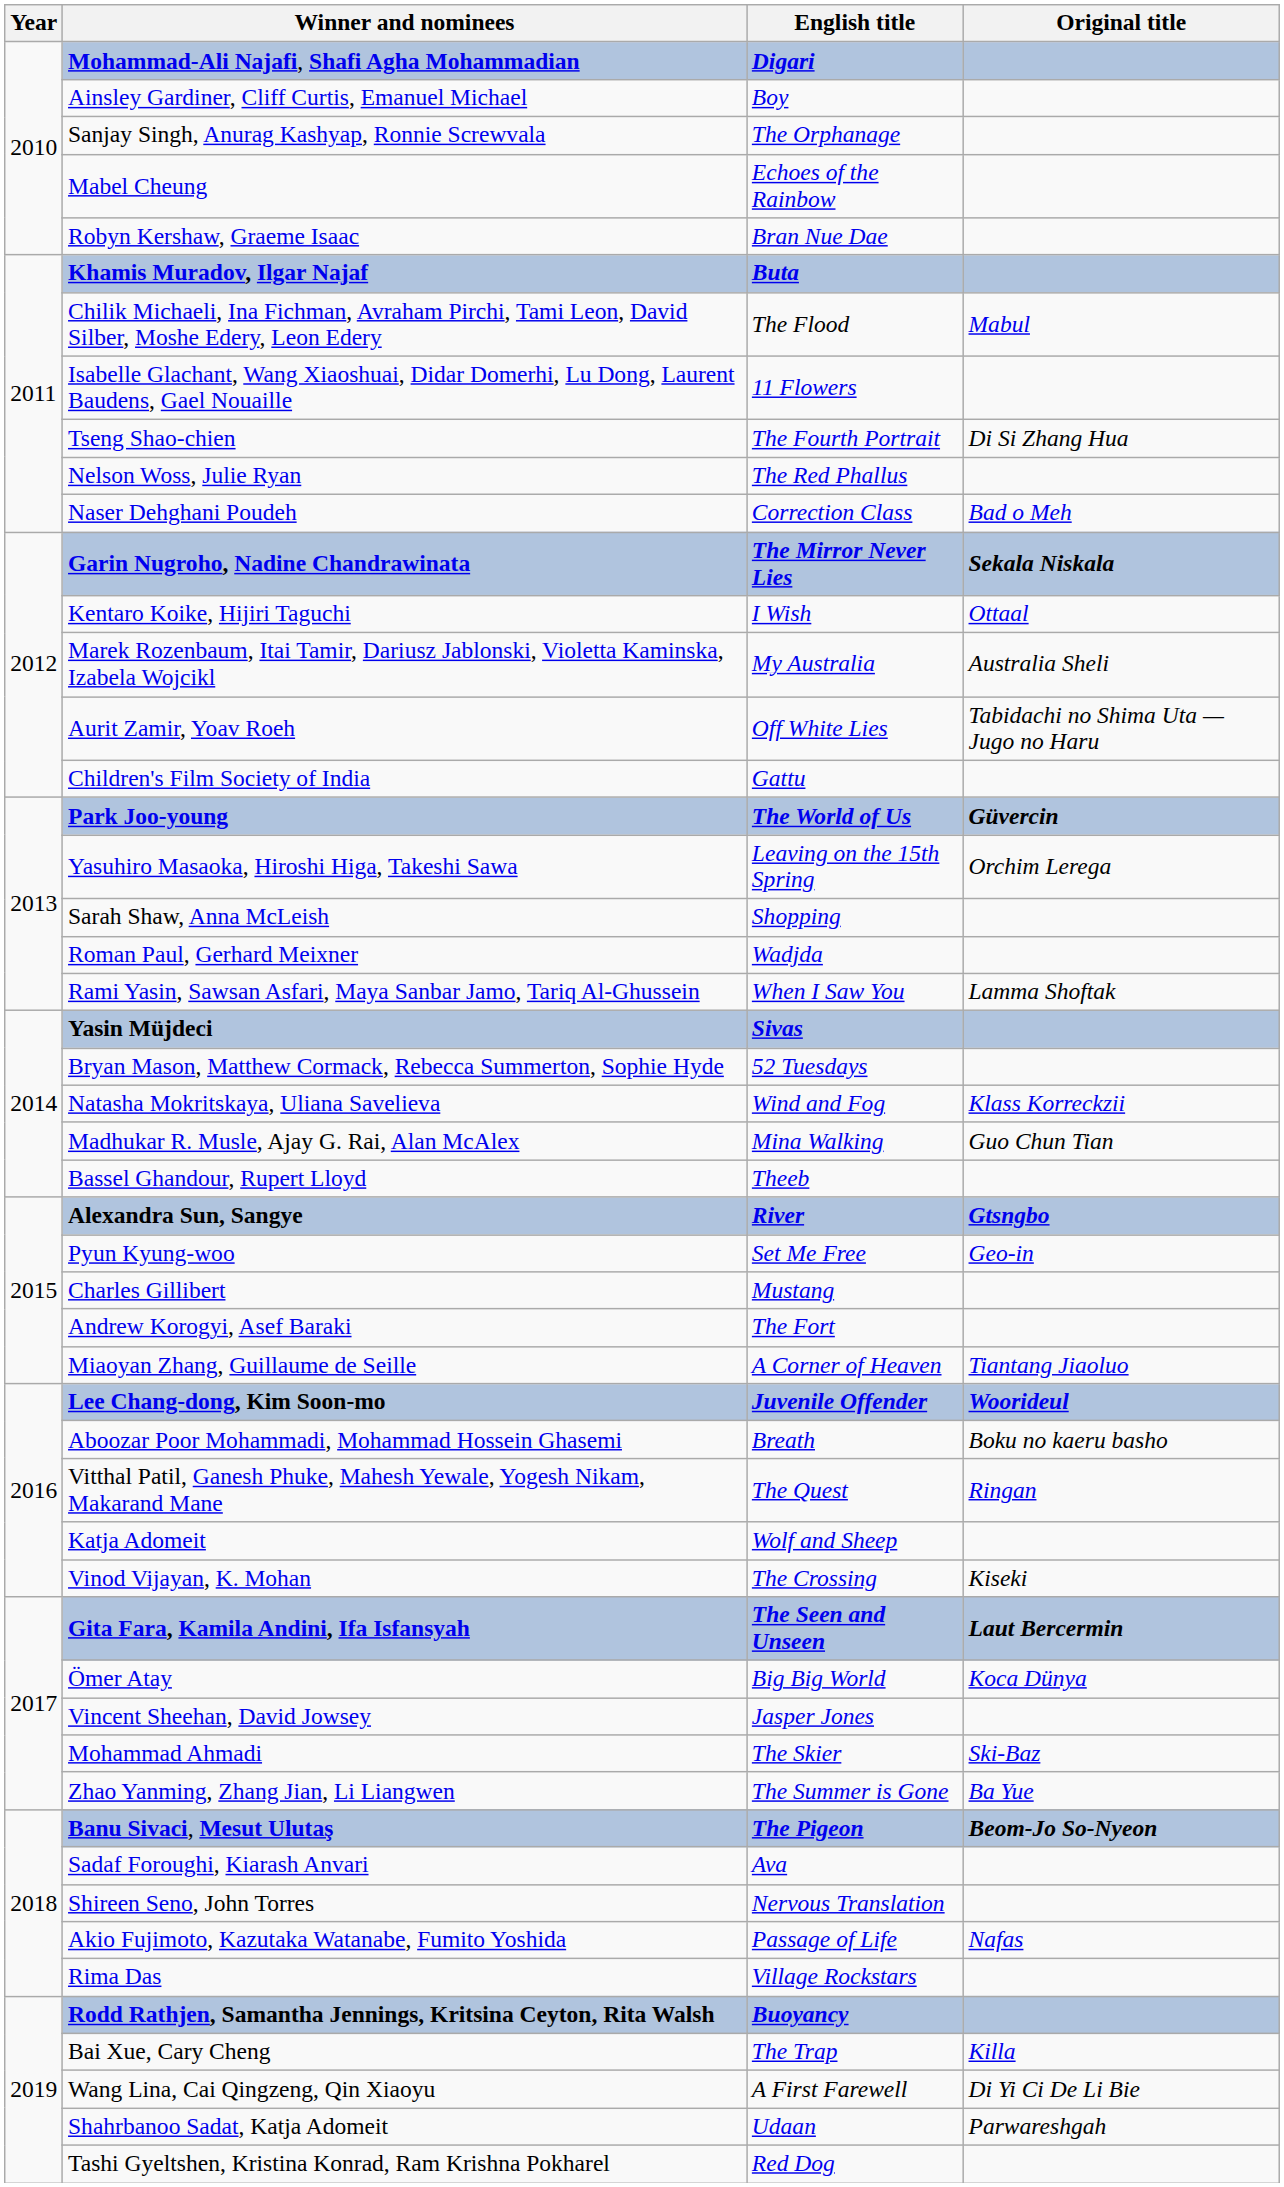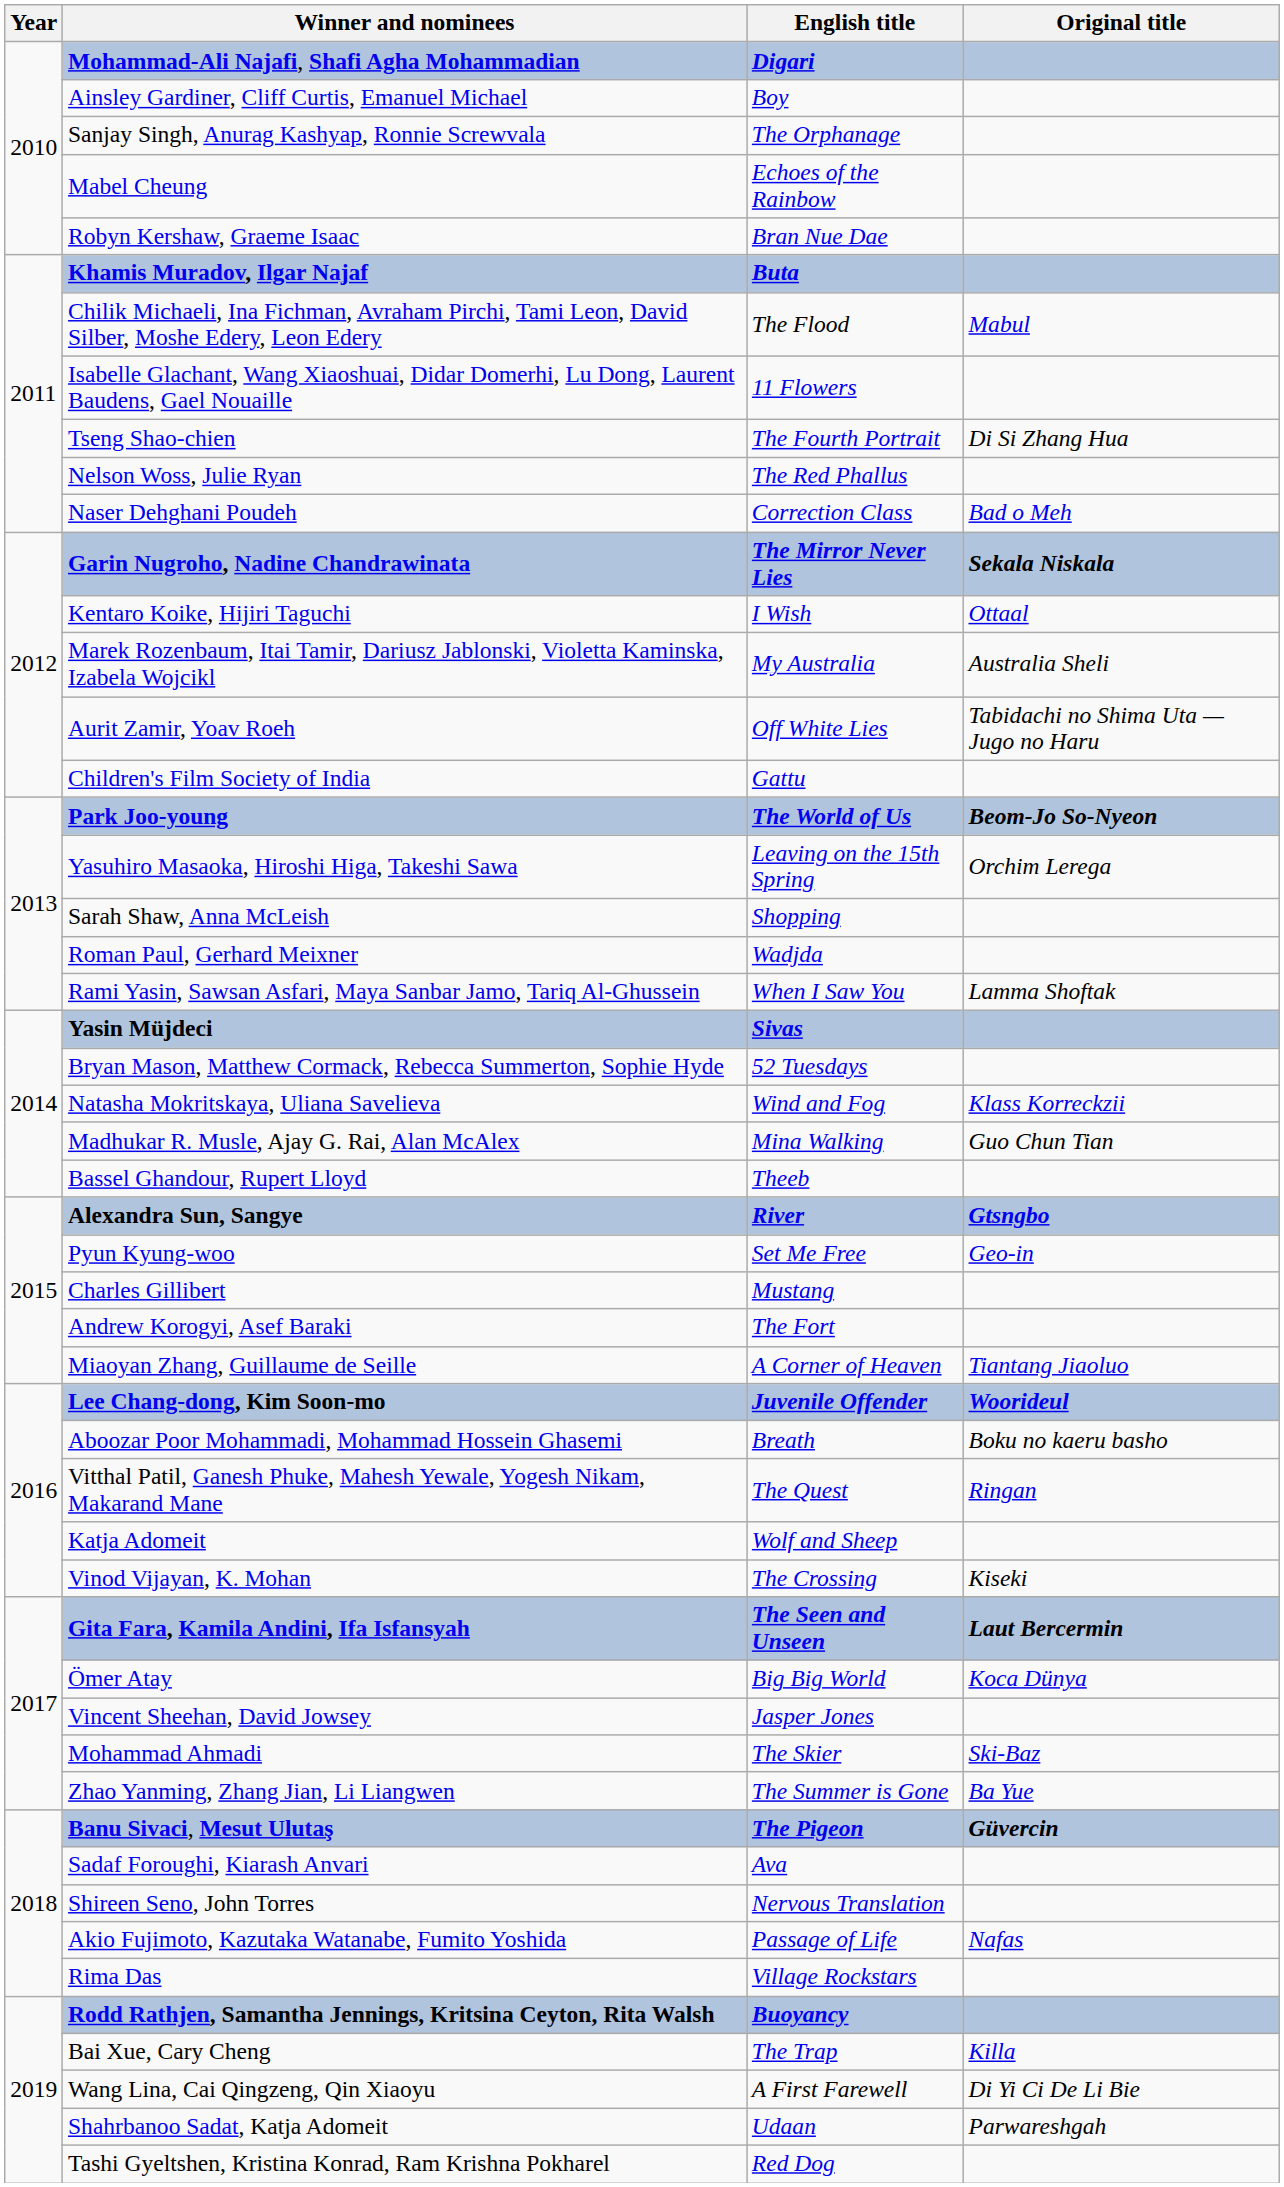(1014, 816) Güvercin -> (1063, 816) Beom-Jo So-Nyeon
(1063, 1827) Beom-Jo So-Nyeon -> (1014, 1827) Güvercin
